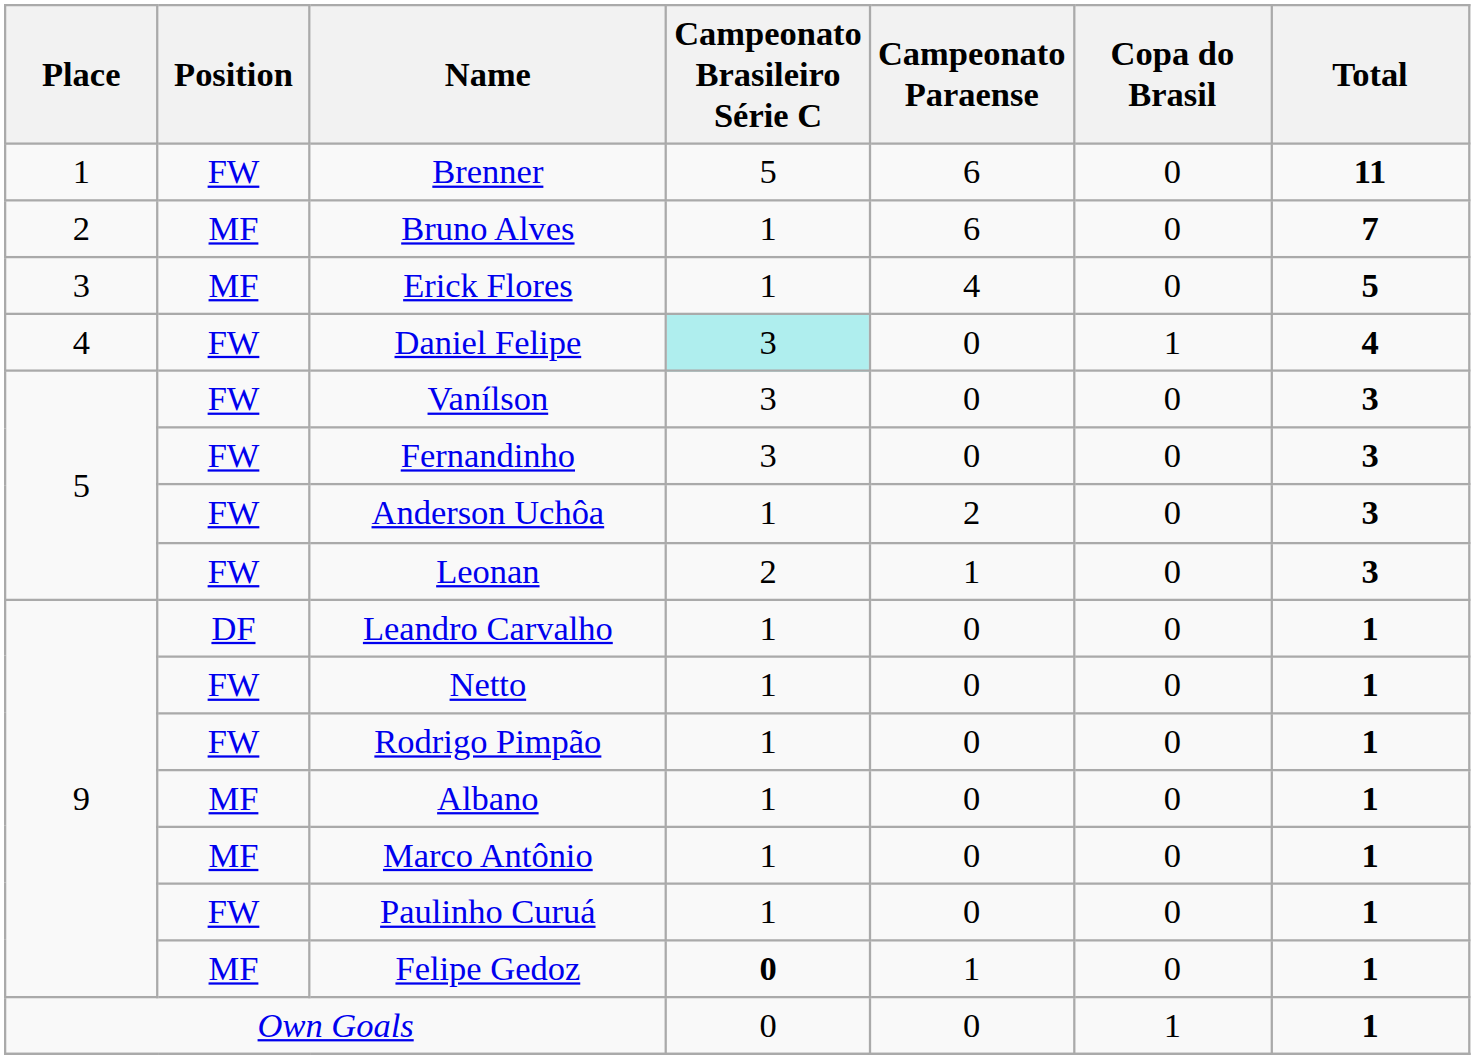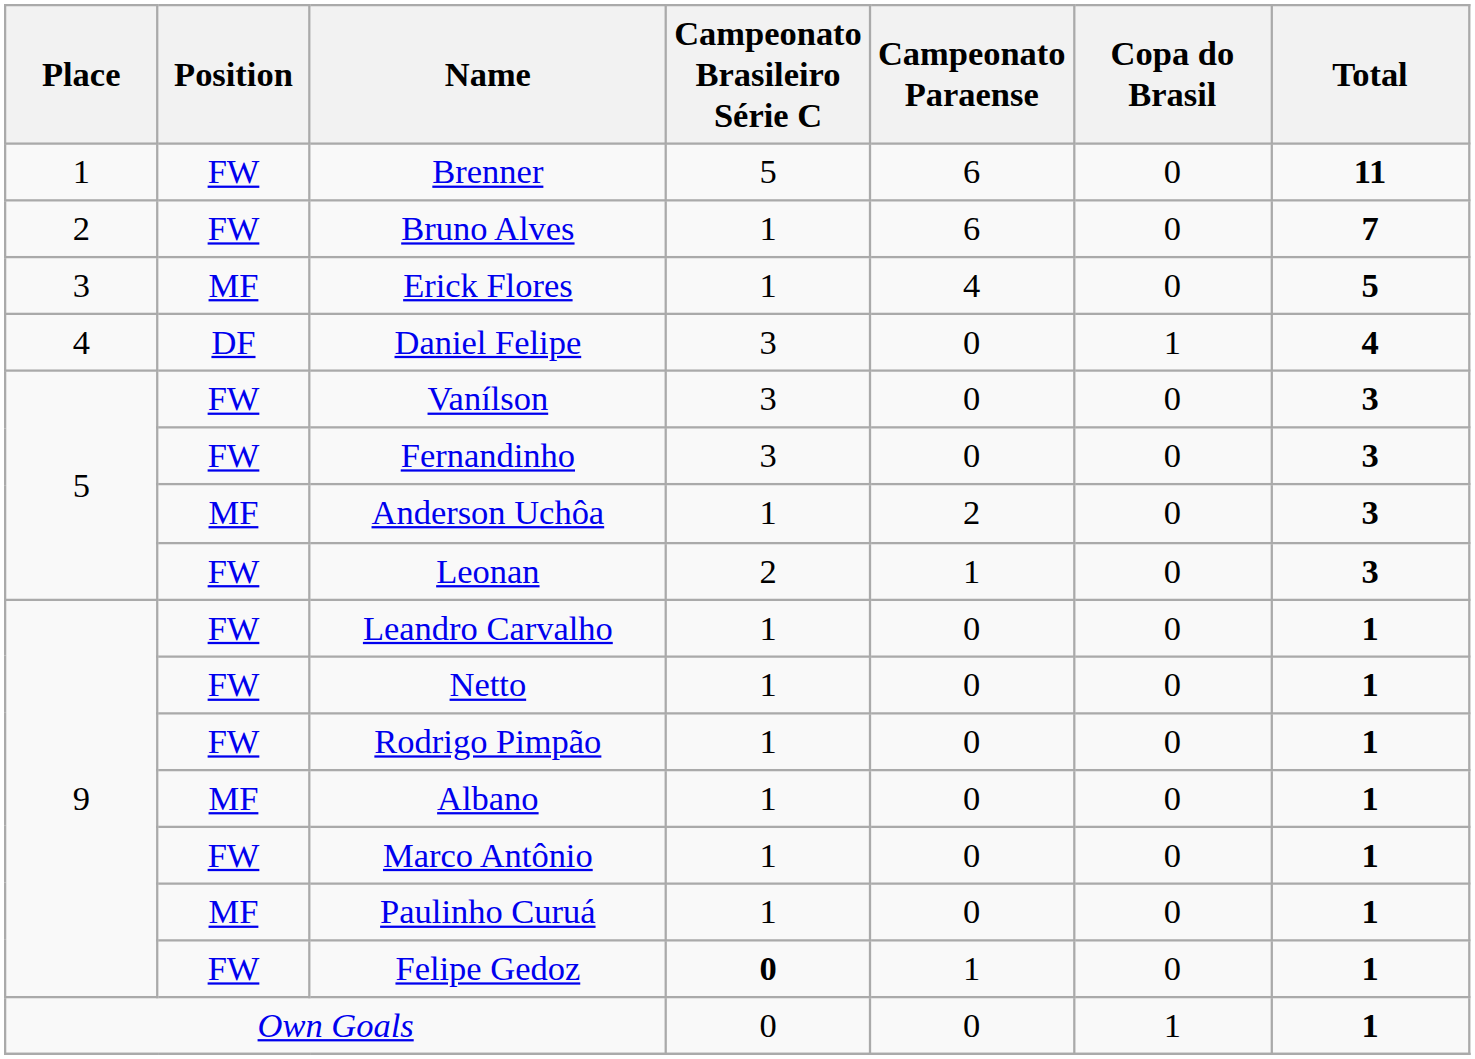(233, 228) MF -> (233, 228) FW
(233, 342) FW -> (233, 342) DF
(768, 342) paleturquoise background -> (768, 342) no background
(233, 513) FW -> (233, 513) MF
(233, 626) DF -> (233, 626) FW
(233, 854) MF -> (233, 854) FW
(233, 911) FW -> (233, 911) MF
(233, 968) MF -> (233, 968) FW
